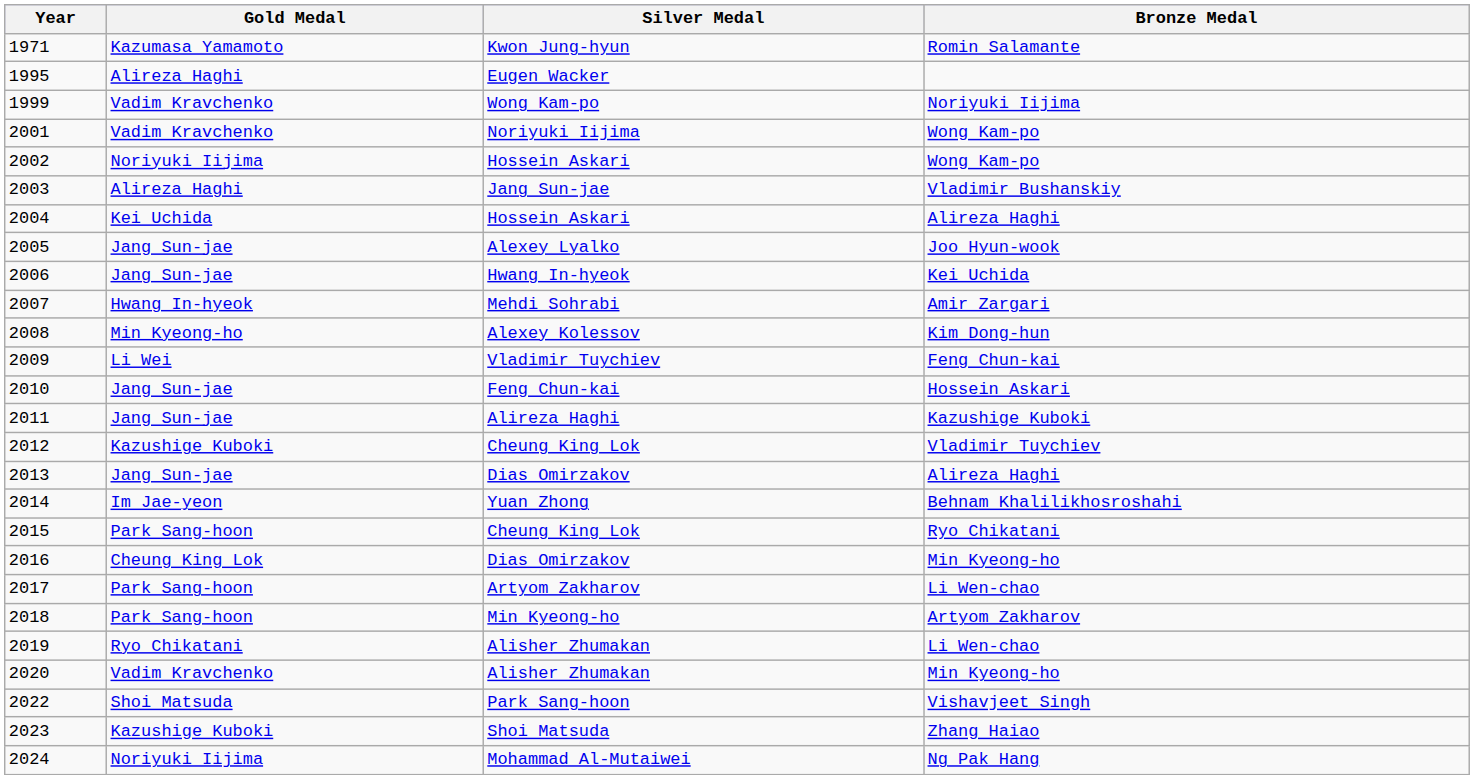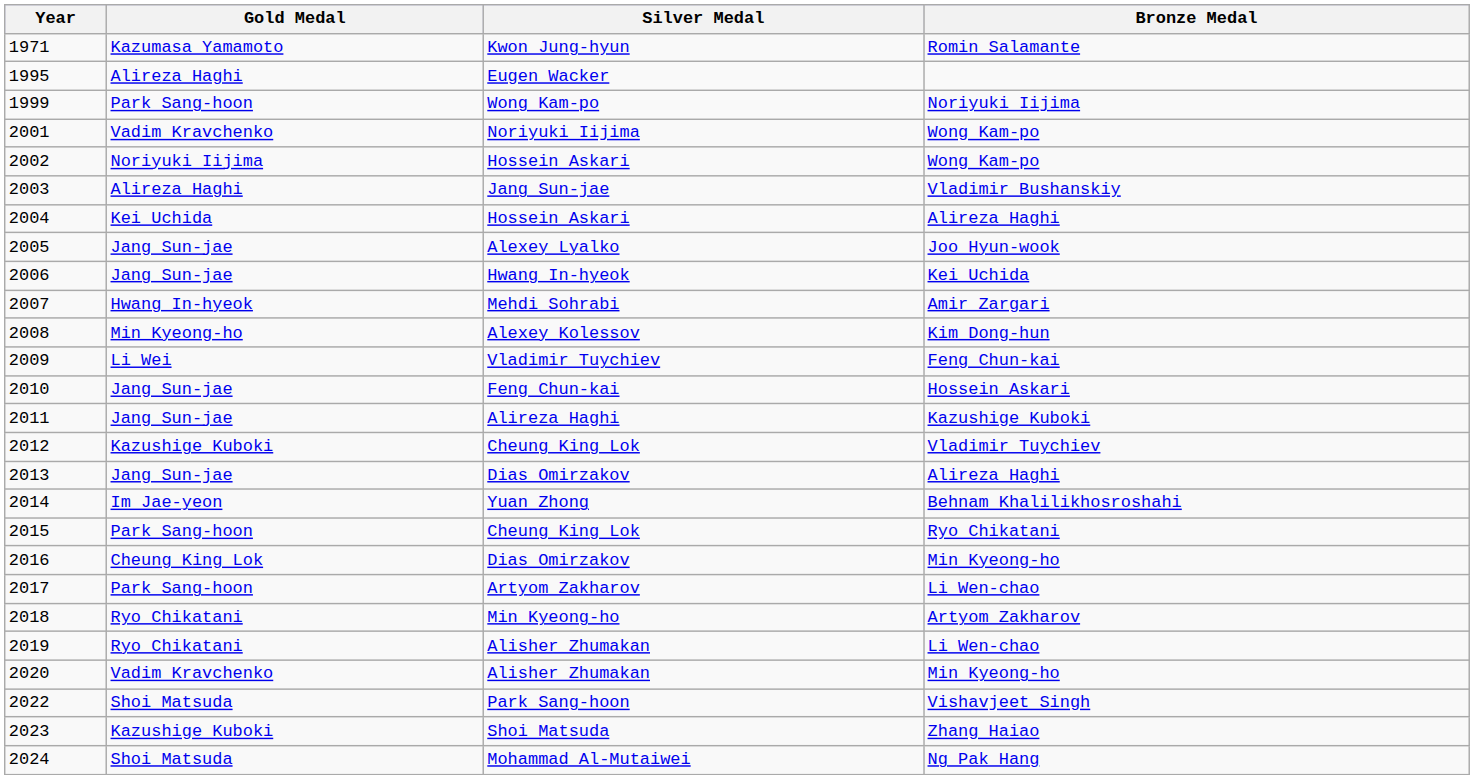(192, 104) Vadim Kravchenko -> (182, 104) Park Sang-hoon
(182, 617) Park Sang-hoon -> (177, 617) Ryo Chikatani
(187, 760) Noriyuki Iijima -> (172, 760) Shoi Matsuda
